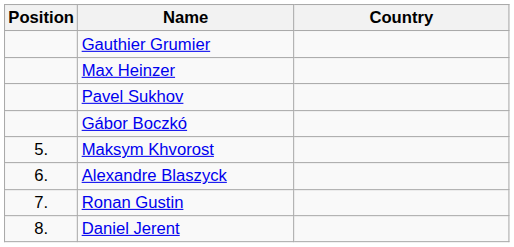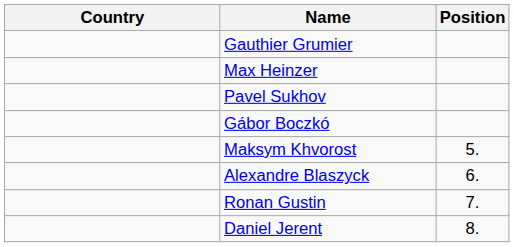columns swapped: (41, 17) <-> (401, 17)
